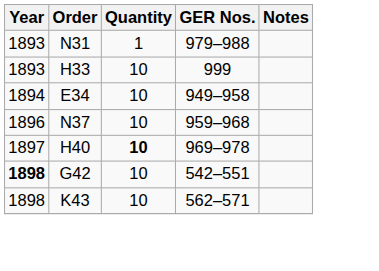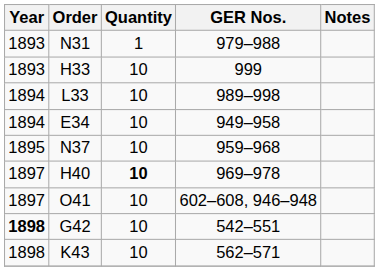+ row: (75, 95)
(27, 122) 1896 -> (27, 148) 1895
+ row: (75, 200)
